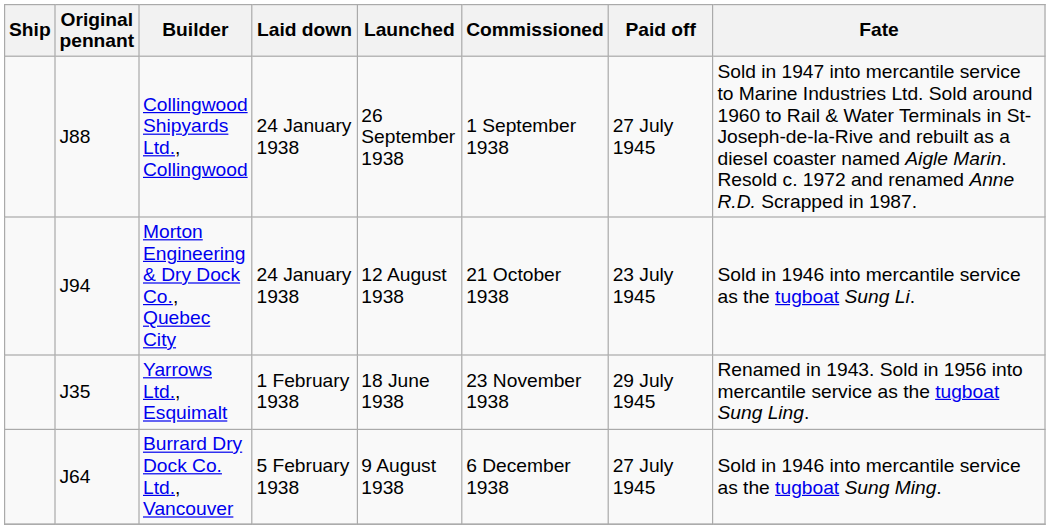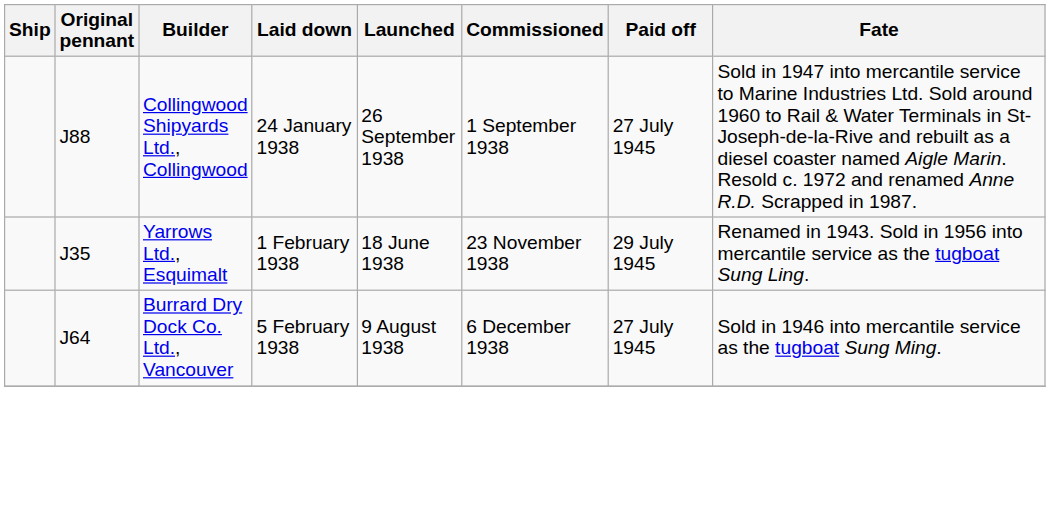- row: (194, 285)
